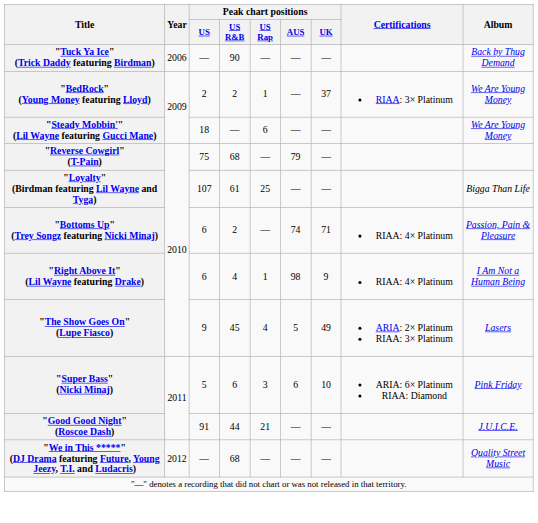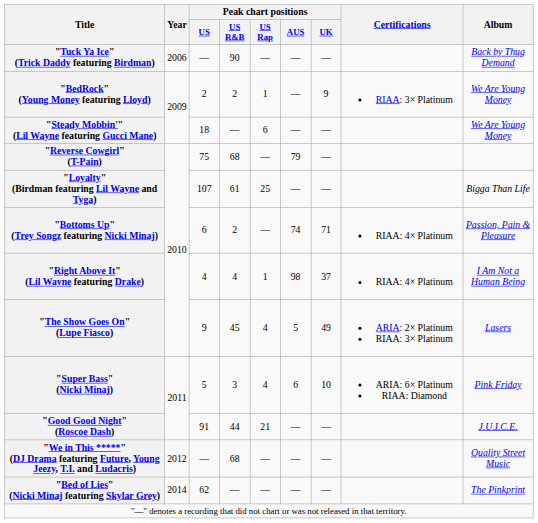(326, 94) 37 -> (326, 94) 9
(204, 276) 6 -> (204, 276) 4
(326, 276) 9 -> (326, 276) 37
(235, 385) 6 -> (235, 385) 3
(265, 385) 3 -> (265, 385) 4
+ row: (85, 490)
